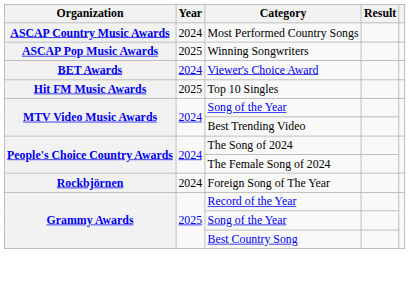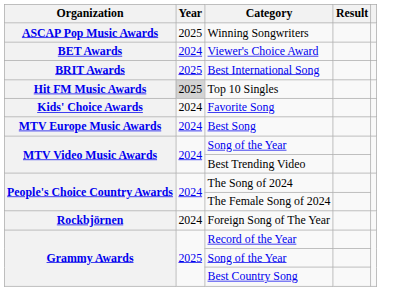- row: (90, 32)
+ row: (90, 70)
(190, 88) no background -> (190, 88) lightgrey background
+ row: (90, 107)
+ row: (90, 126)
